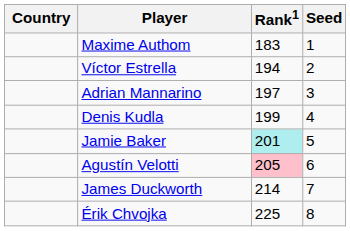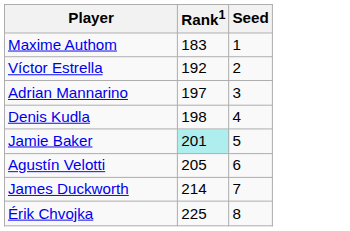- column: (41, 18)
(267, 68) 194 -> (194, 68) 192
(267, 117) 199 -> (194, 117) 198
(267, 165) pink background -> (194, 165) no background
